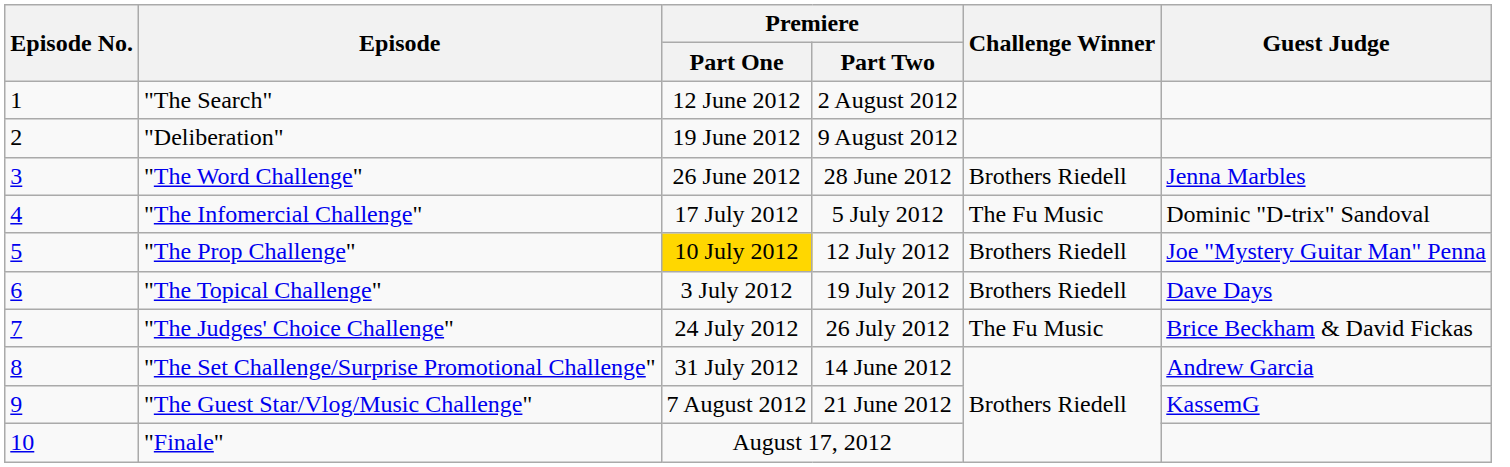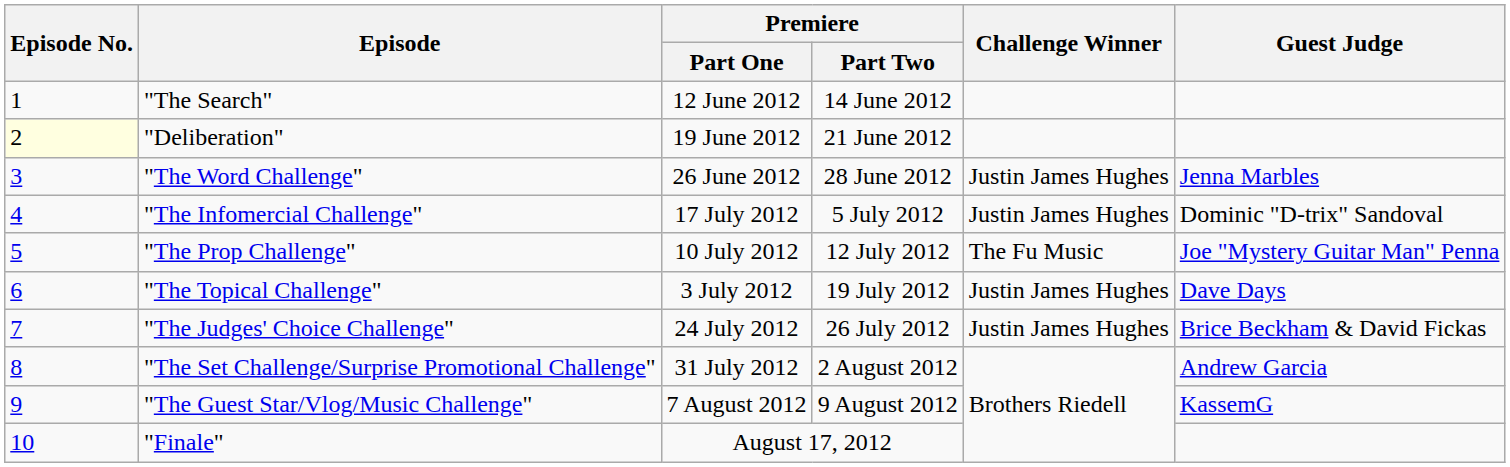(888, 99) 2 August 2012 -> (888, 99) 14 June 2012
(16, 137) no background -> (16, 137) lightyellow background
(888, 137) 9 August 2012 -> (888, 137) 21 June 2012
(1048, 175) Brothers Riedell -> (1069, 175) Justin James Hughes
(1036, 213) The Fu Music -> (1069, 213) Justin James Hughes
(737, 251) gold background -> (737, 251) no background
(1048, 251) Brothers Riedell -> (1036, 251) The Fu Music
(1048, 289) Brothers Riedell -> (1069, 289) Justin James Hughes
(1036, 328) The Fu Music -> (1069, 328) Justin James Hughes
(888, 366) 14 June 2012 -> (888, 366) 2 August 2012
(888, 404) 21 June 2012 -> (888, 404) 9 August 2012
